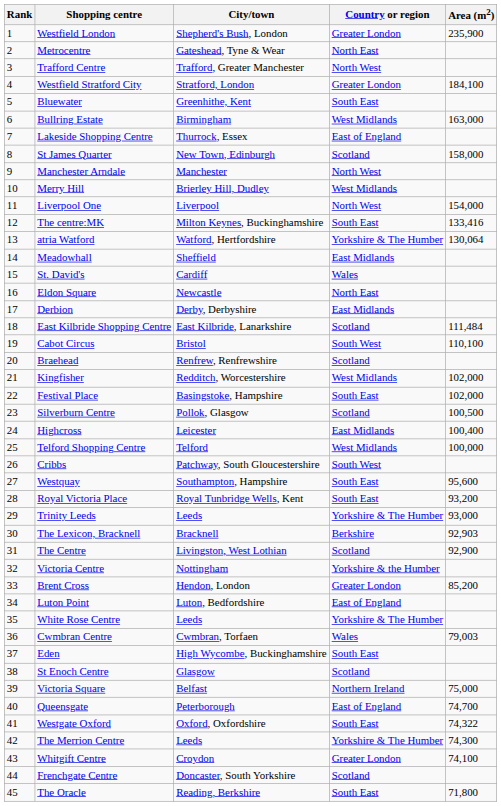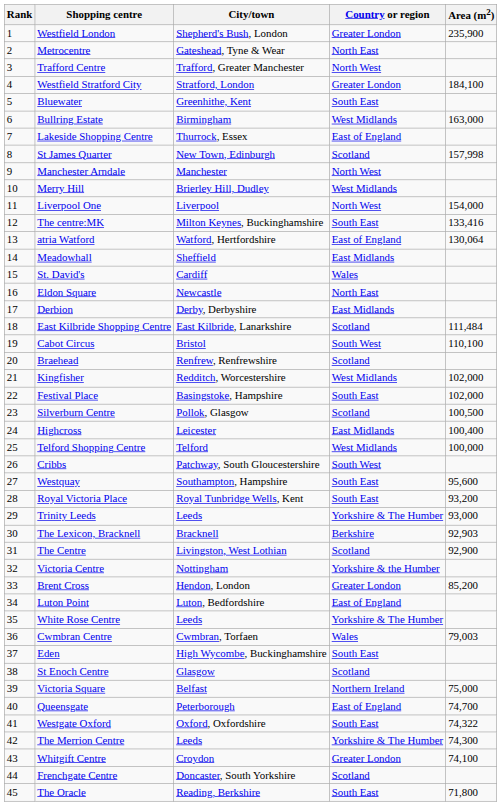(466, 154) 158,000 -> (466, 154) 157,998
(387, 240) Yorkshire & The Humber -> (366, 240) East of England
